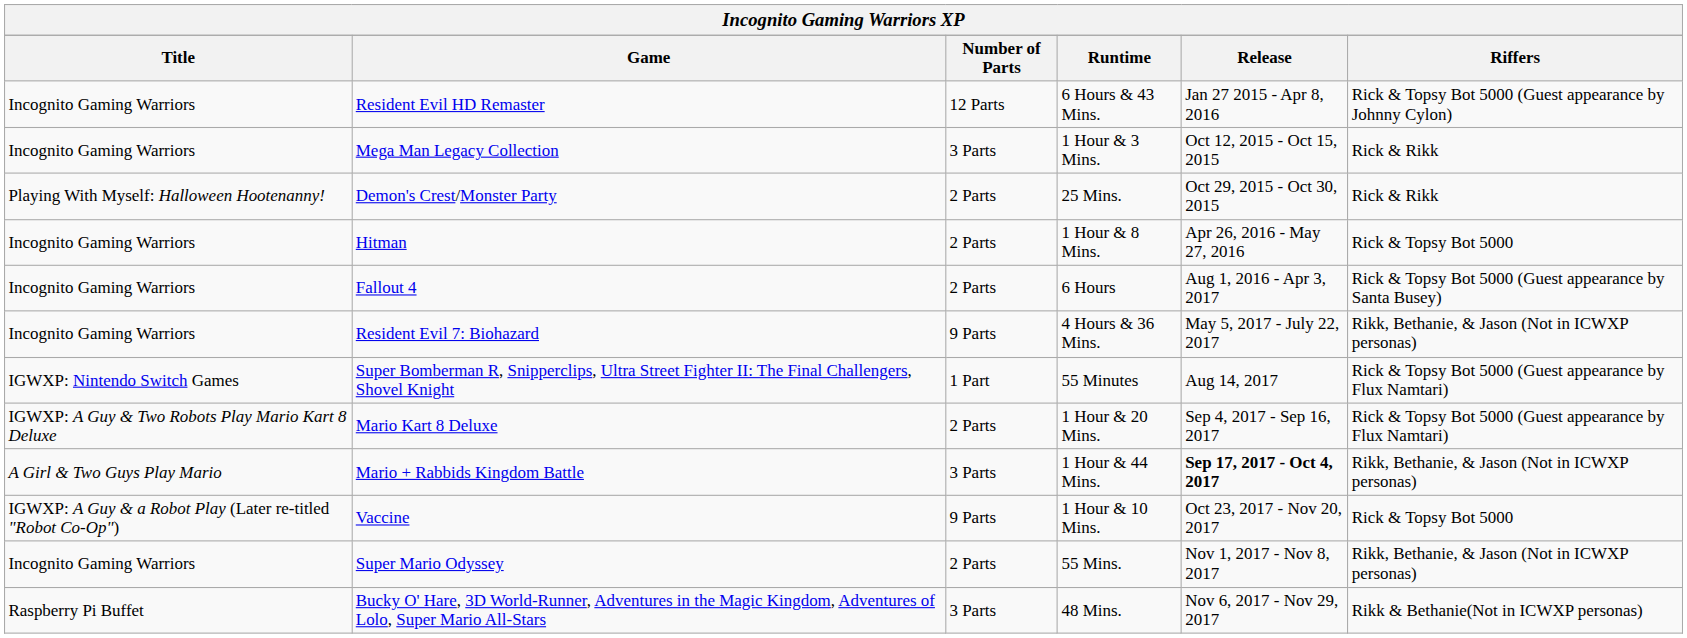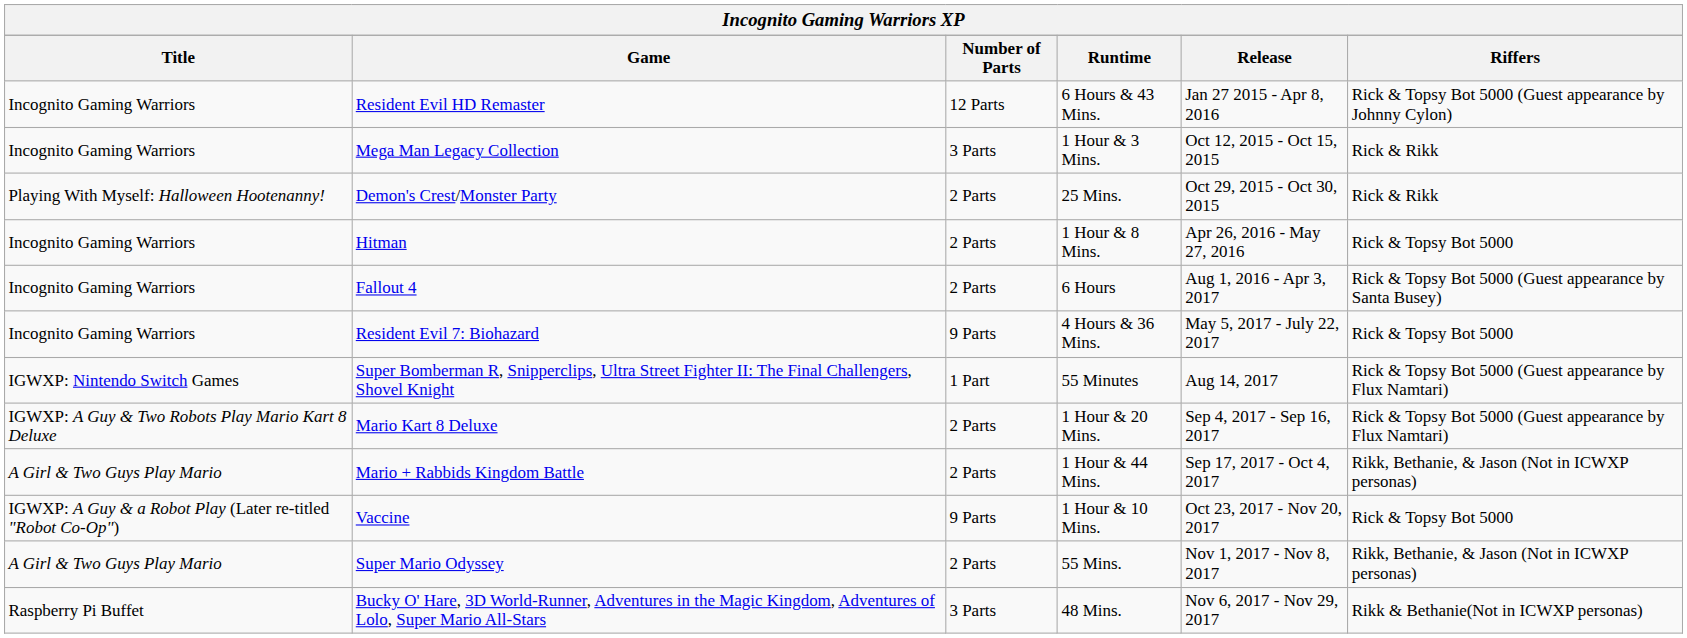(1490, 334) Rikk, Bethanie, & Jason (Not in ICWXP personas) -> (1433, 334) Rick & Topsy Bot 5000
(973, 472) 3 Parts -> (973, 472) 2 Parts
(1259, 472) bold -> (1257, 472) normal
(102, 564) Incognito Gaming Warriors -> (115, 564) A Girl & Two Guys Play Mario
